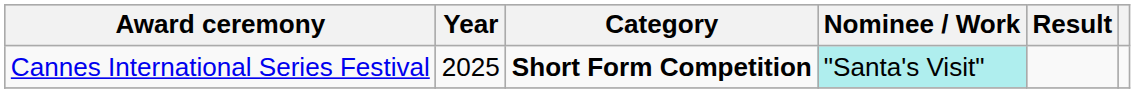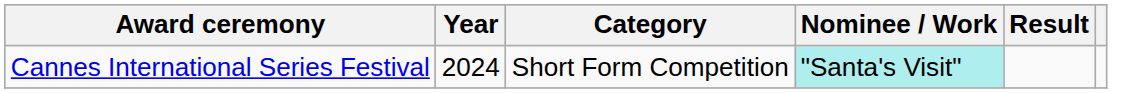(471, 66) 2025 -> (471, 66) 2024
(662, 66) bold -> (650, 66) normal
